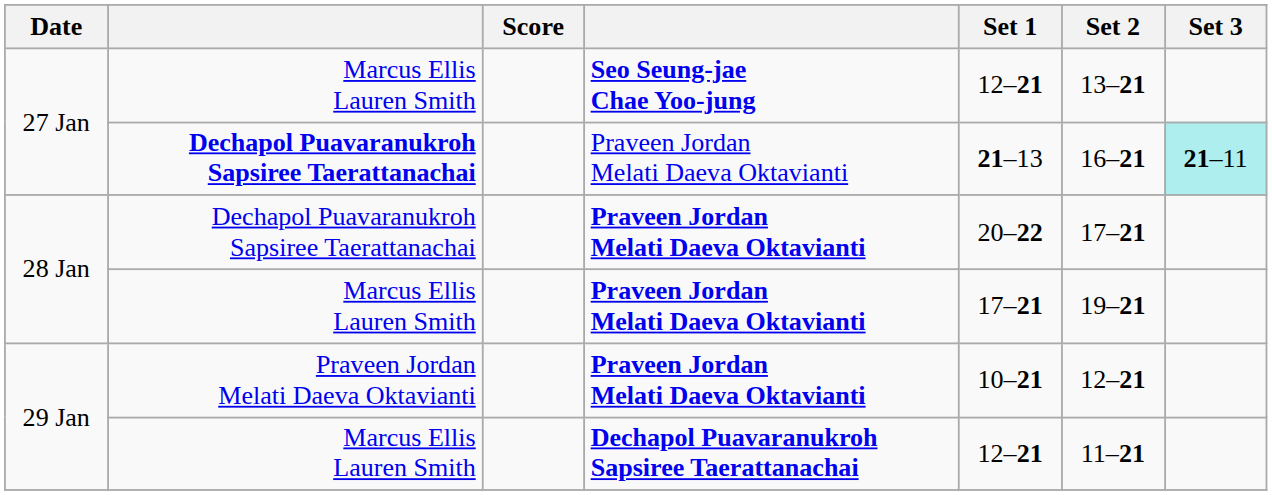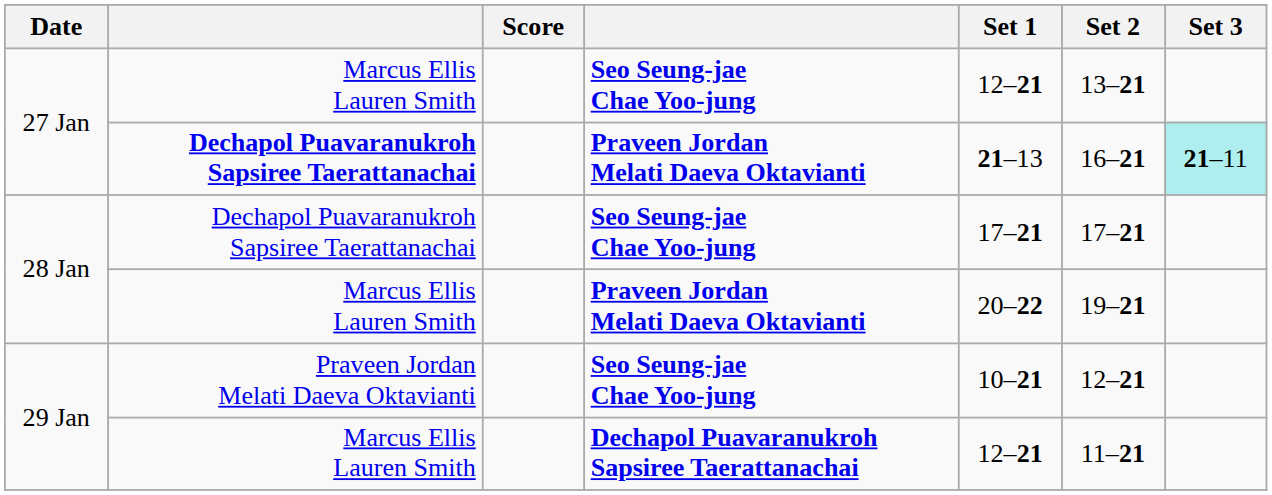(719, 158) normal -> (728, 158) bold
(728, 232) Praveen Jordan Melati Daeva Oktavianti -> (673, 232) Seo Seung-jae Chae Yoo-jung
(1010, 232) 20–22 -> (1010, 232) 17–21
(1010, 306) 17–21 -> (1010, 306) 20–22
(728, 379) Praveen Jordan Melati Daeva Oktavianti -> (673, 379) Seo Seung-jae Chae Yoo-jung
